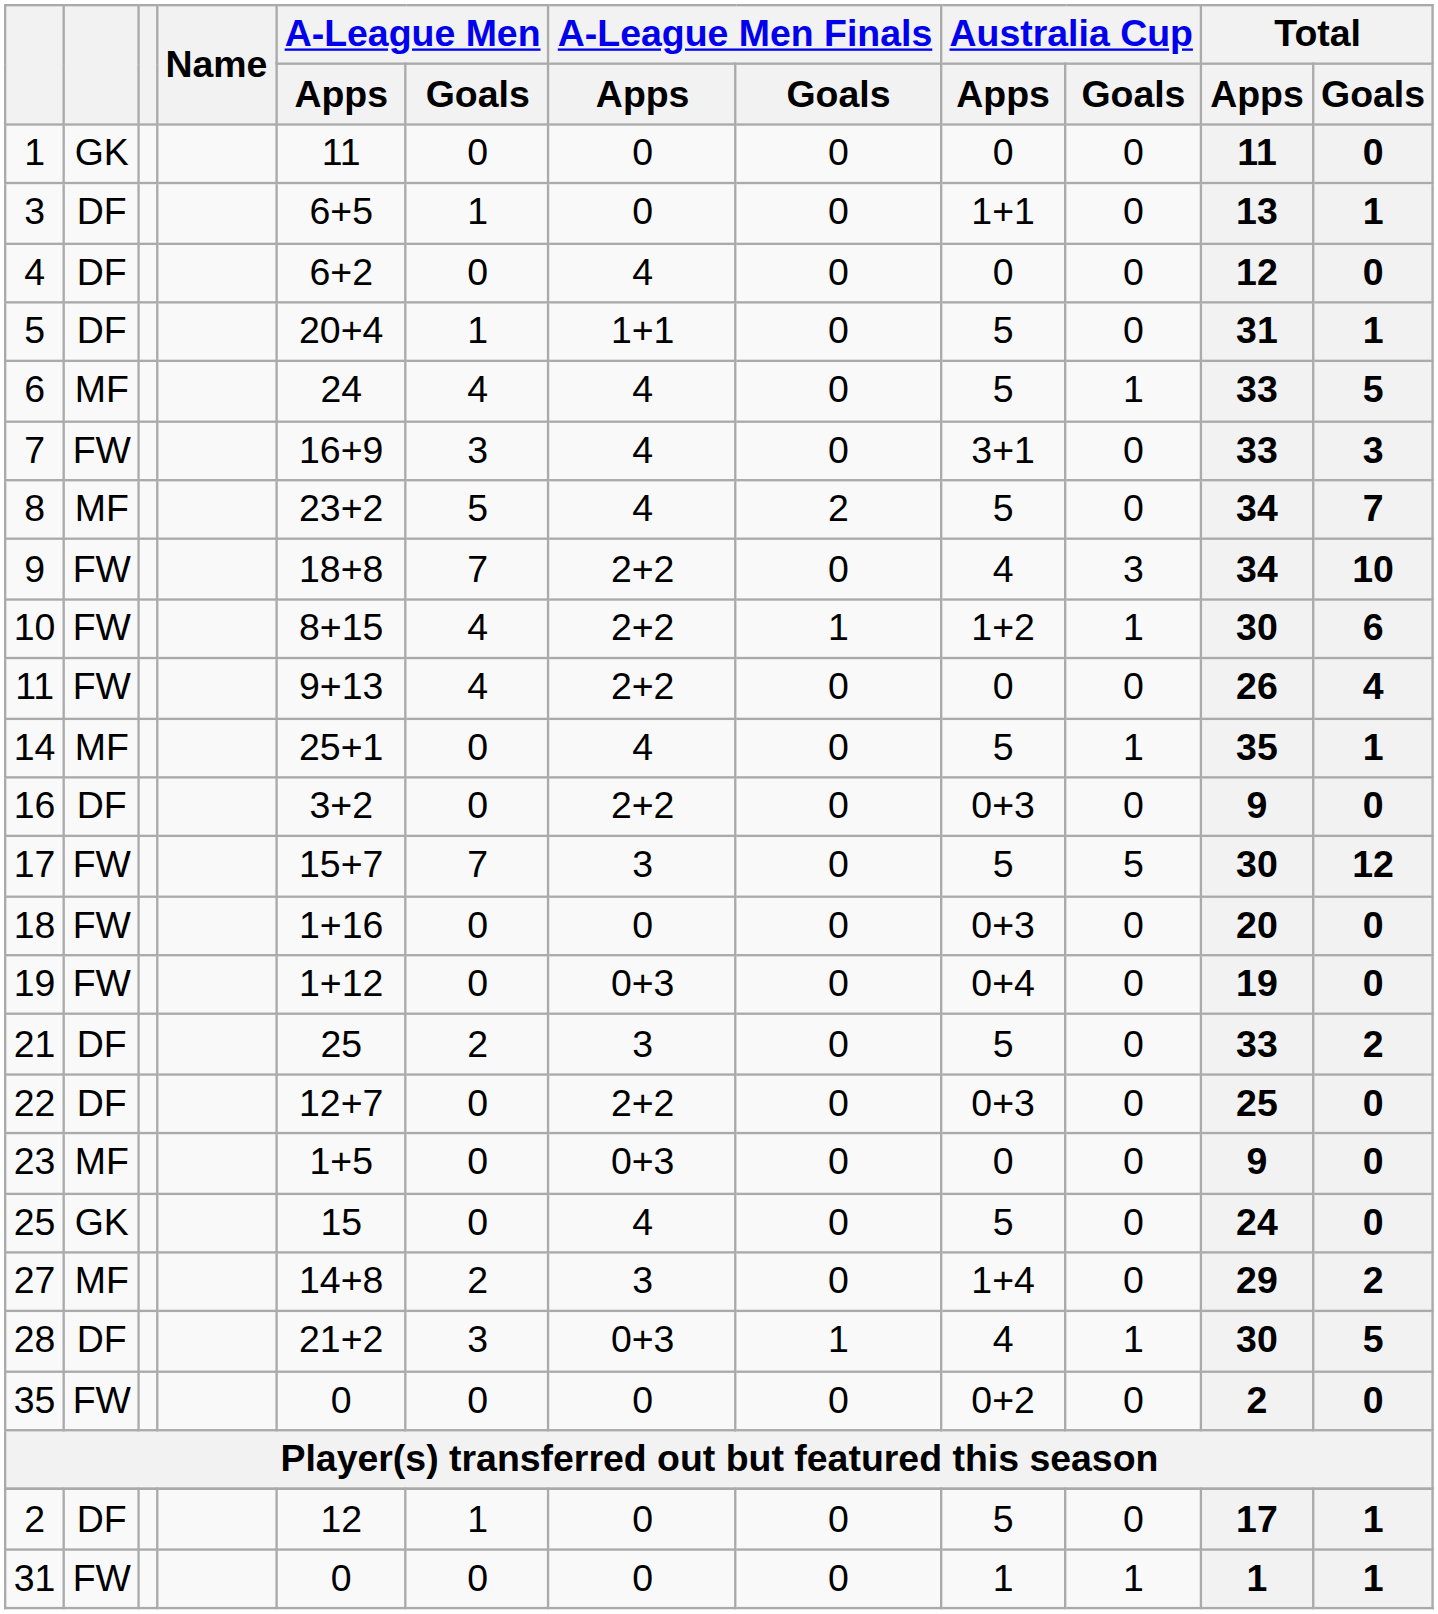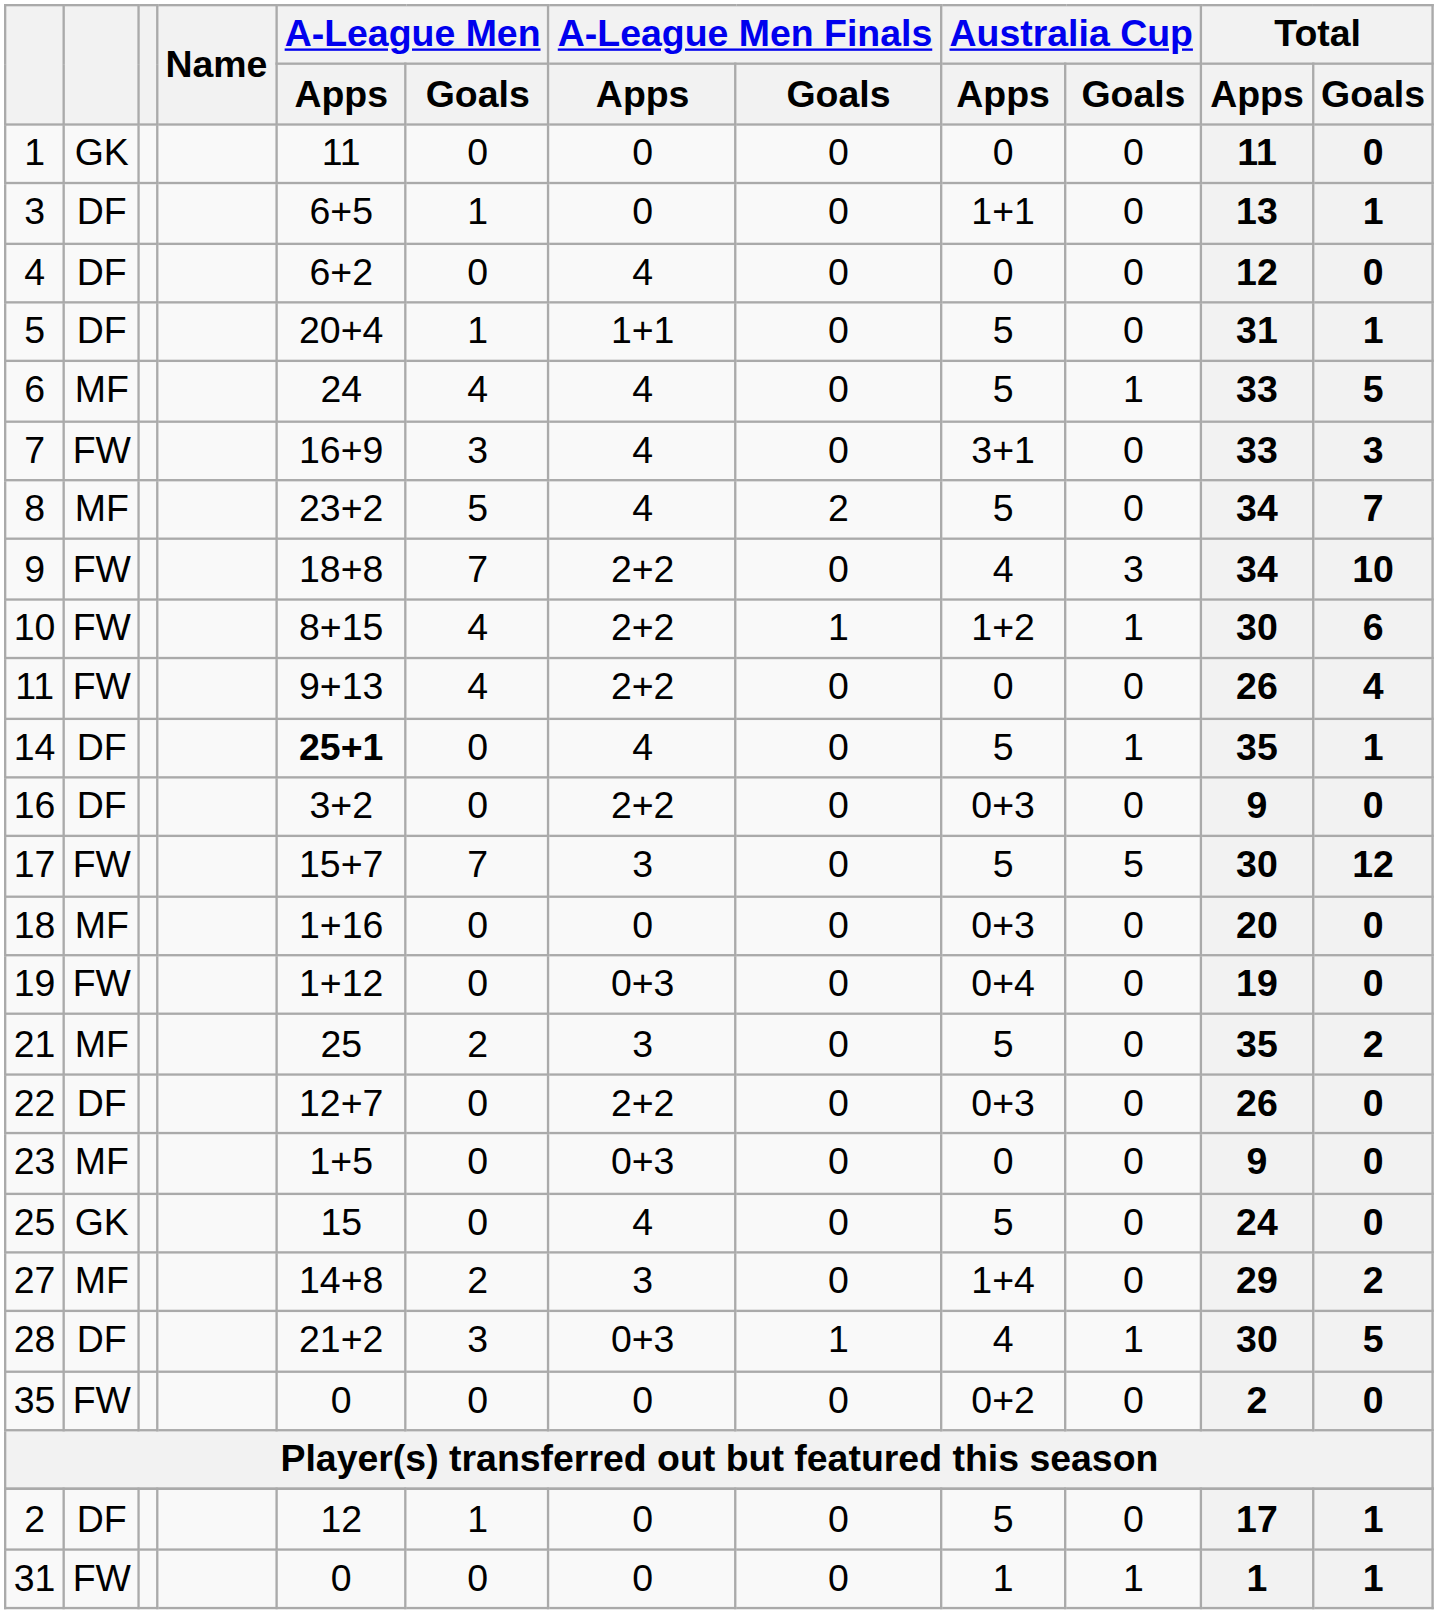(102, 746) MF -> (102, 746) DF
(341, 746) normal -> (341, 746) bold
(102, 924) FW -> (102, 924) MF
(102, 1043) DF -> (102, 1043) MF
(1257, 1043) 33 -> (1257, 1043) 35
(1257, 1102) 25 -> (1257, 1102) 26
